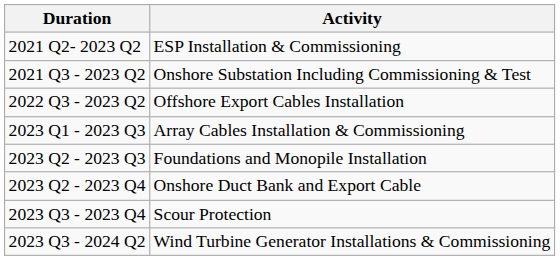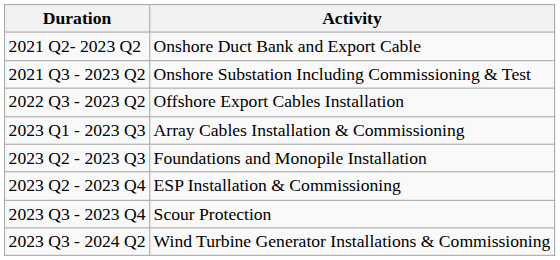(277, 46) ESP Installation & Commissioning -> (287, 46) Onshore Duct Bank and Export Cable
(287, 185) Onshore Duct Bank and Export Cable -> (277, 185) ESP Installation & Commissioning
